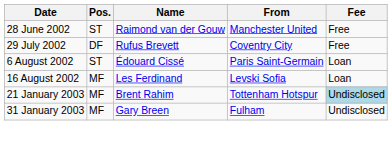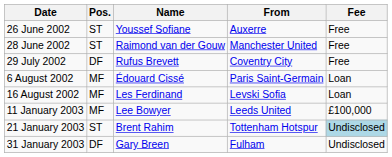+ row: (38, 29)
(96, 62) ST -> (97, 78) MF
+ row: (45, 111)
(97, 95) MF -> (96, 128) ST
(97, 111) MF -> (96, 144) DF
